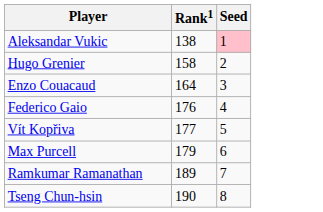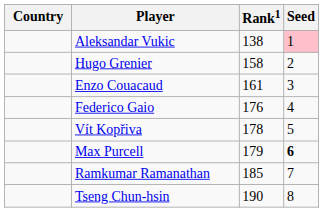+ column: (38, 17)
(185, 85) 164 -> (253, 85) 161
(185, 129) 177 -> (253, 129) 178
(223, 151) normal -> (291, 151) bold
(185, 173) 189 -> (253, 173) 185
